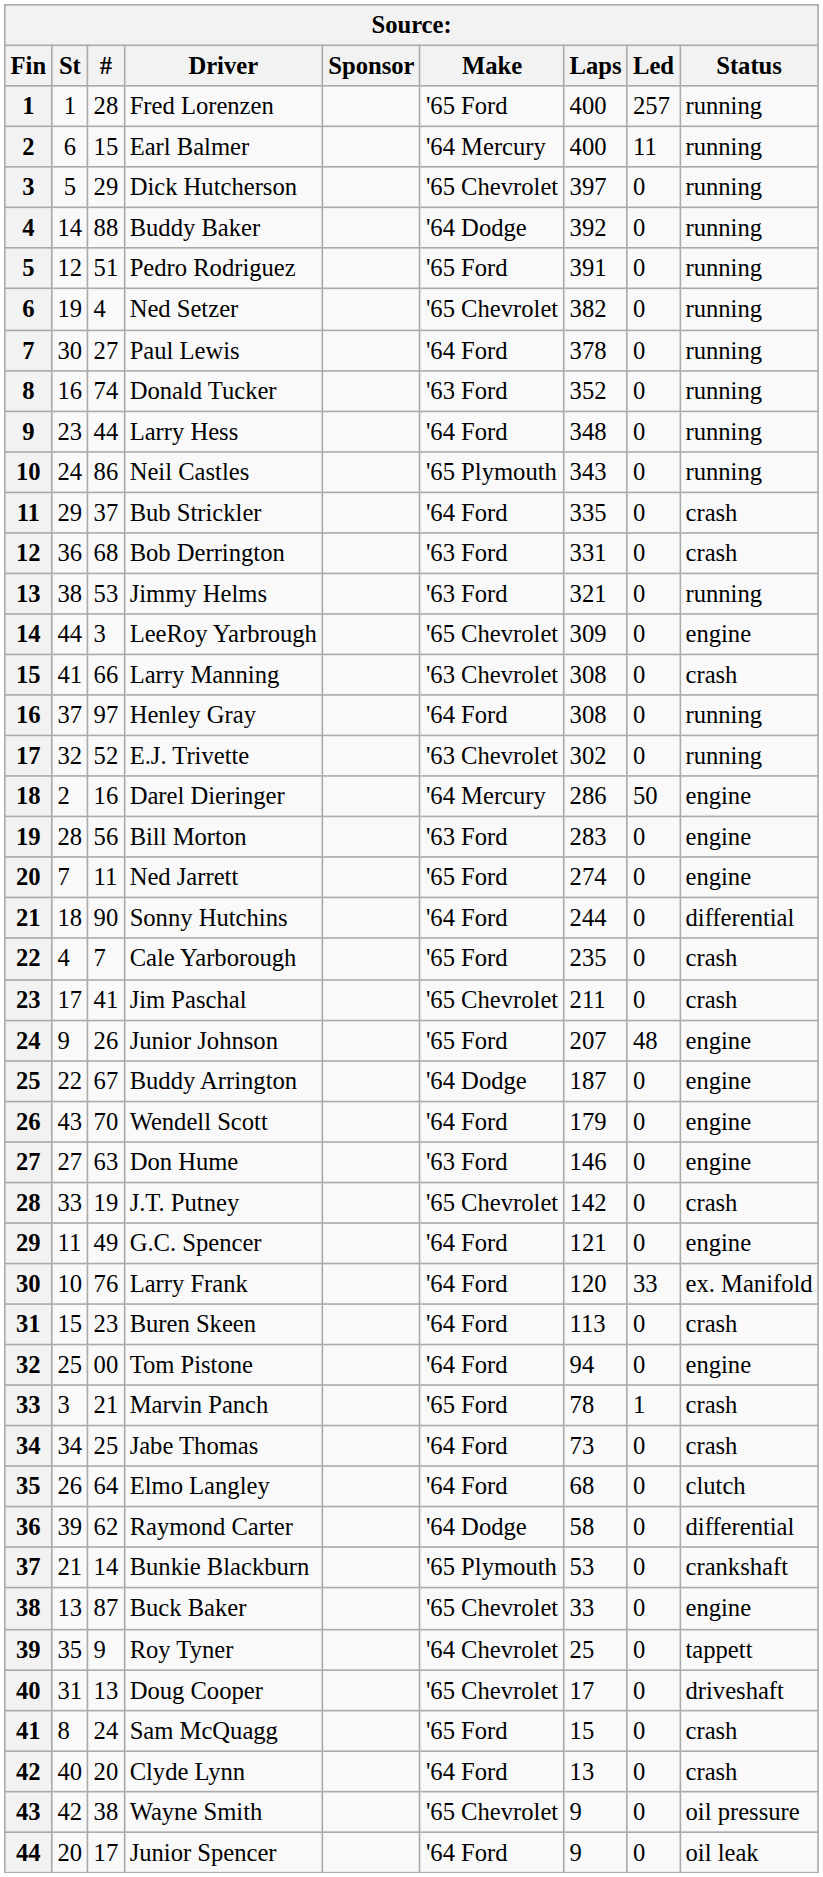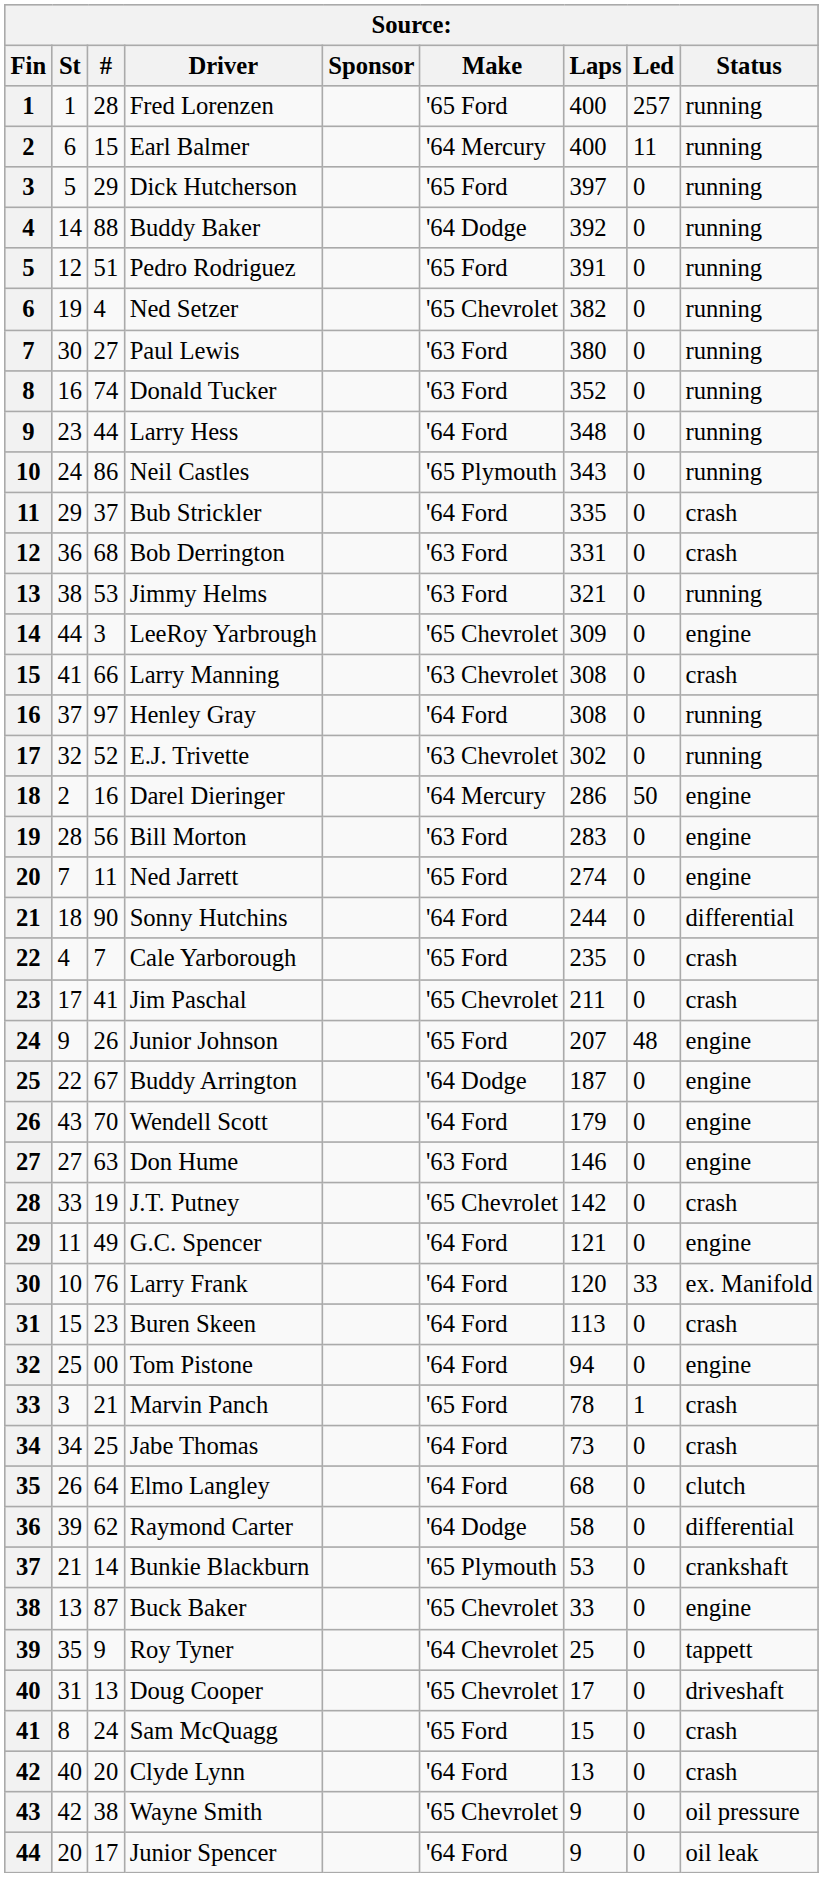(492, 187) '65 Chevrolet -> (467, 187) '65 Ford
(467, 349) '64 Ford -> (467, 349) '63 Ford
(588, 349) 378 -> (588, 349) 380
